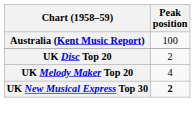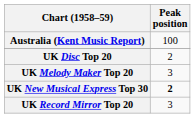(170, 72) 4 -> (170, 72) 3
+ row: (77, 105)
